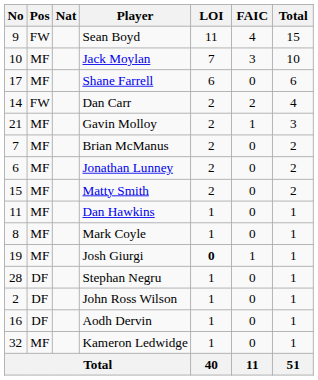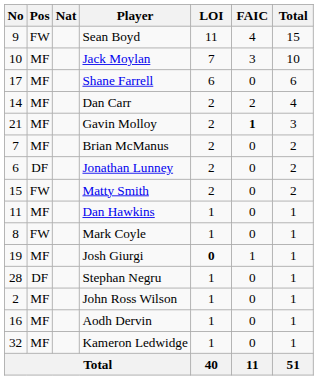(40, 102) FW -> (40, 102) MF
(252, 124) normal -> (252, 124) bold
(40, 168) MF -> (40, 168) DF
(40, 190) MF -> (40, 190) FW
(40, 233) MF -> (40, 233) FW
(40, 299) DF -> (40, 299) MF
(40, 320) DF -> (40, 320) MF
